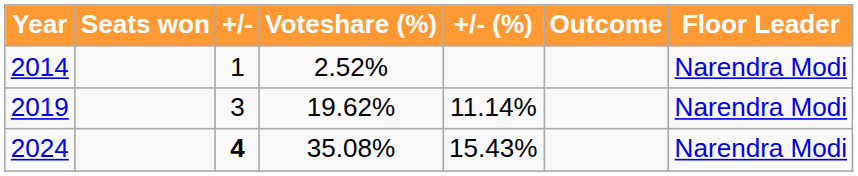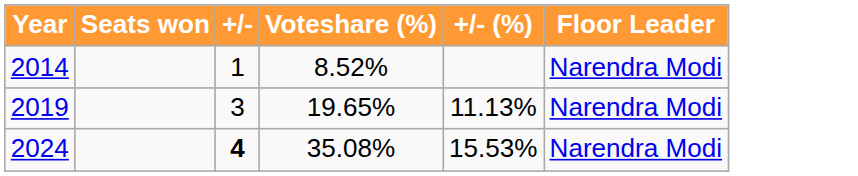- column: (606, 25)
(351, 66) 2.52% -> (351, 66) 8.52%
(351, 107) 19.62% -> (351, 107) 19.65%
(493, 107) 11.14% -> (493, 107) 11.13%
(493, 149) 15.43% -> (493, 149) 15.53%
